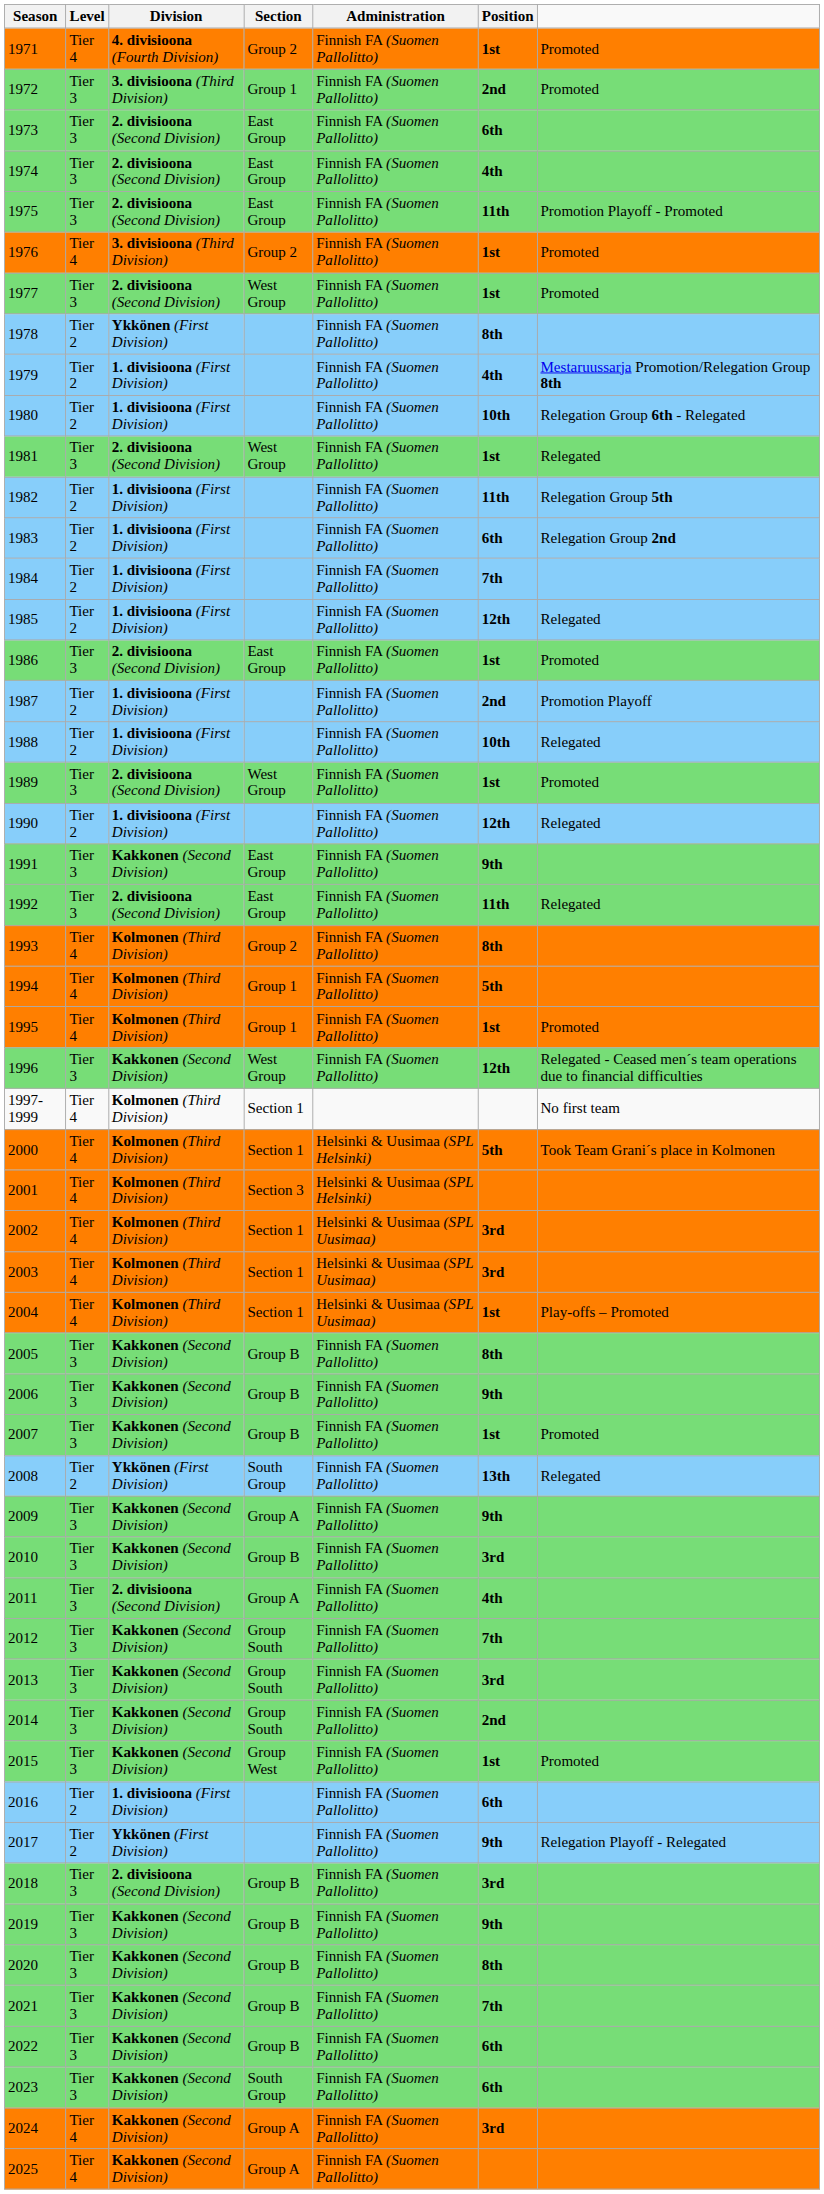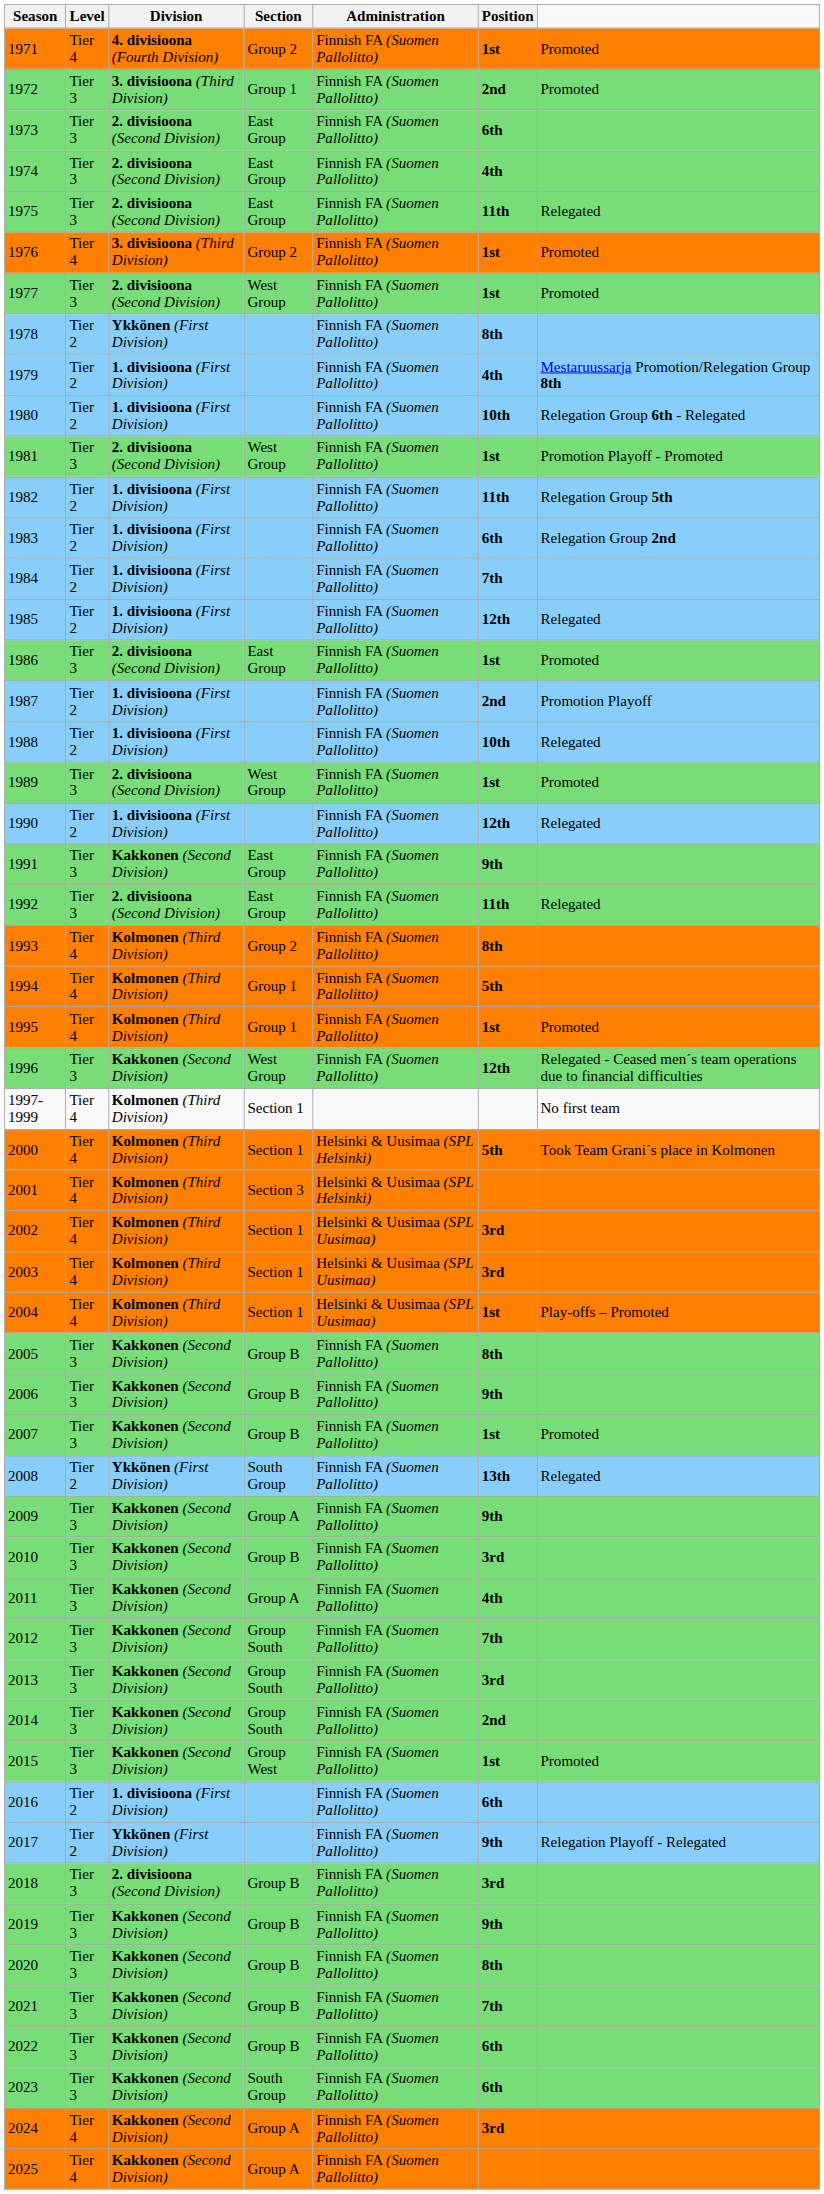(632, 211) Promotion Playoff - Promoted -> (571, 211) Relegated
(571, 456) Relegated -> (632, 456) Promotion Playoff - Promoted
(166, 1598) 2. divisioona (Second Division) -> (171, 1598) Kakkonen (Second Division)
